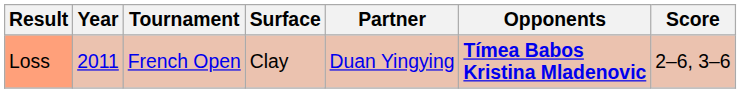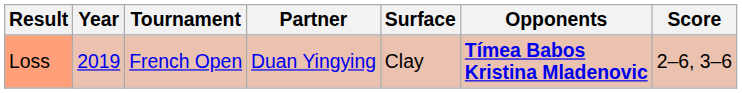columns swapped: (285, 19) <-> (392, 19)
(98, 61) 2011 -> (99, 61) 2019
